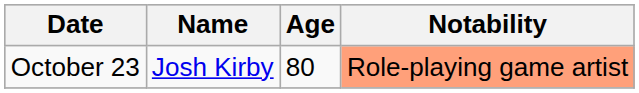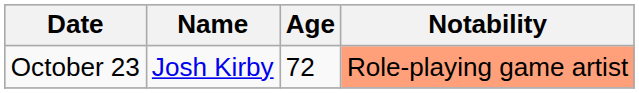(300, 66) 80 -> (300, 66) 72
